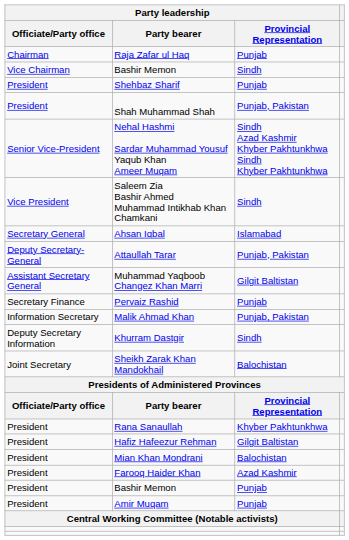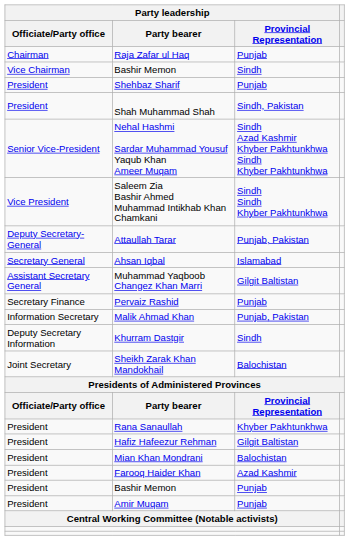(273, 106) Punjab, Pakistan -> (270, 106) Sindh, Pakistan
(249, 202) Sindh -> (282, 202) Sindh Sindh Khyber Pakhtunkhwa
rows swapped: (46, 234) <-> (46, 254)
